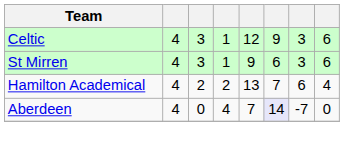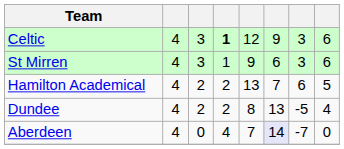(226, 39) normal -> (226, 39) bold
(327, 86) 4 -> (327, 86) 5
+ row: (34, 109)
